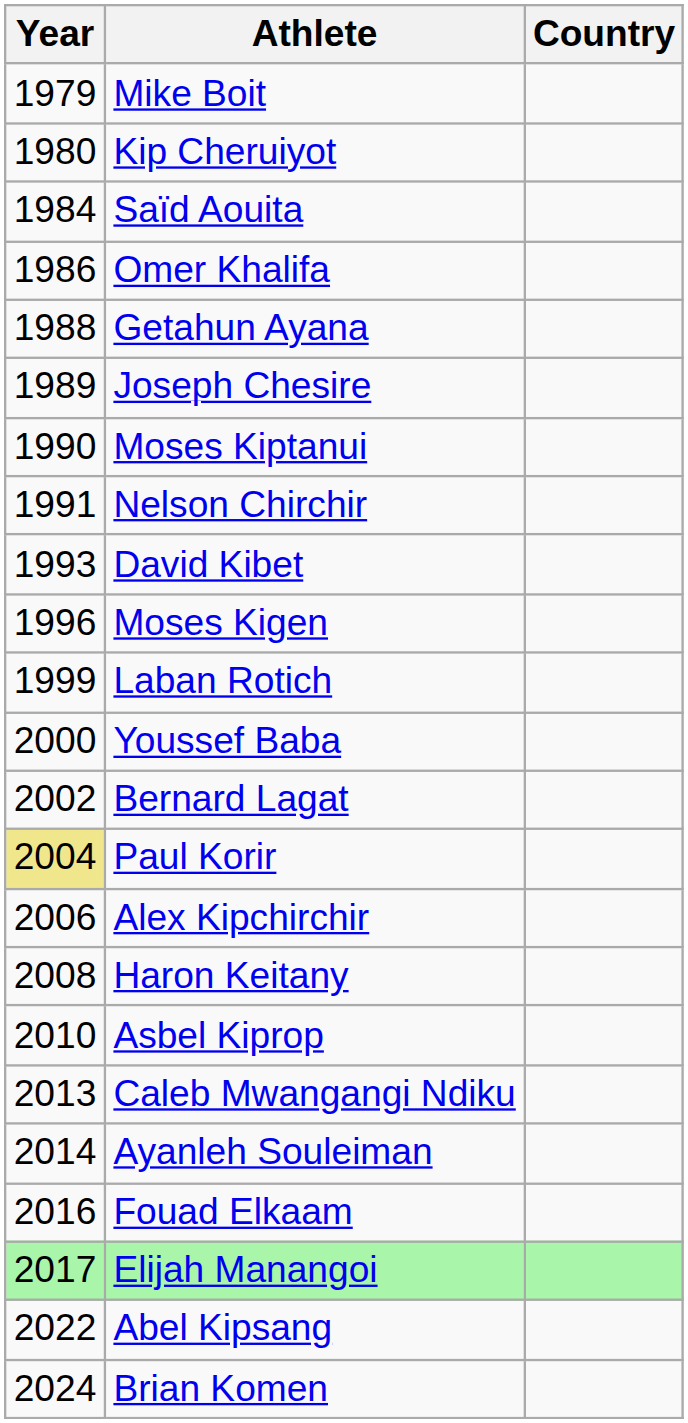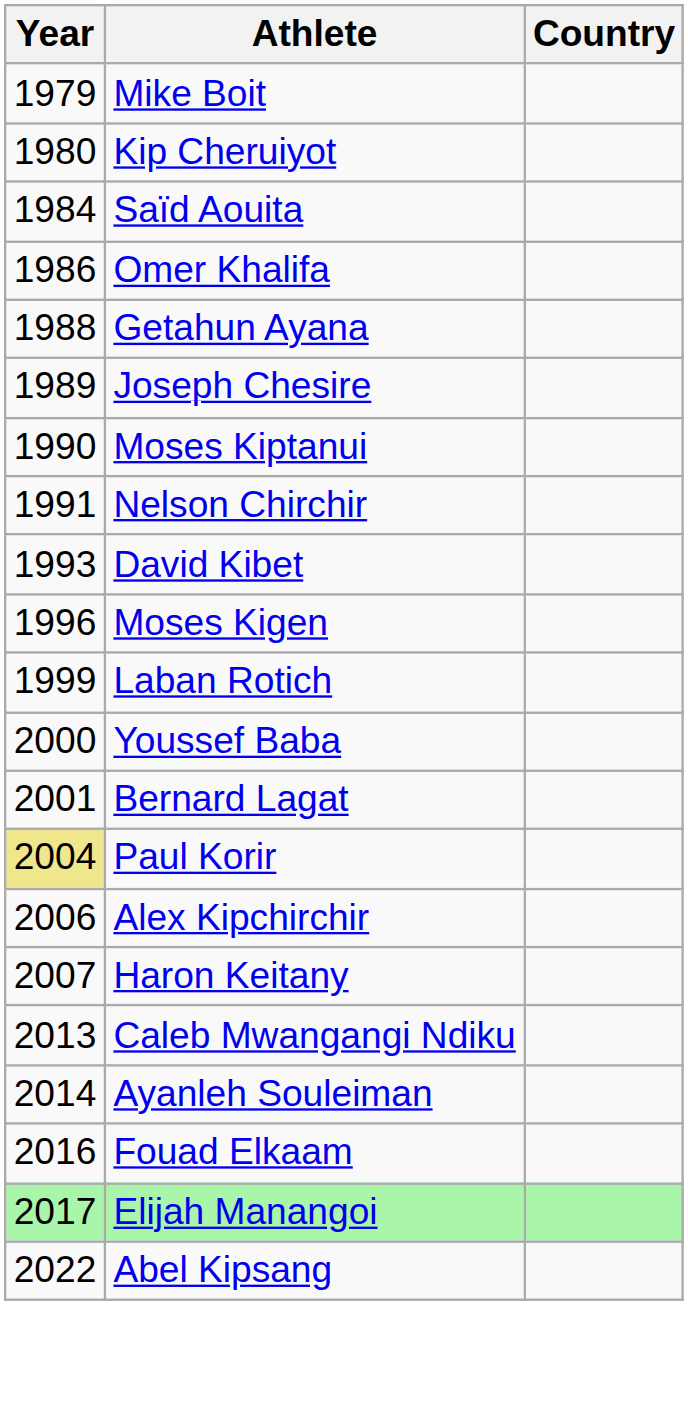(55, 799) 2002 -> (55, 799) 2001
(55, 975) 2008 -> (55, 975) 2007
- row: (219, 1034)
- row: (221, 1387)
